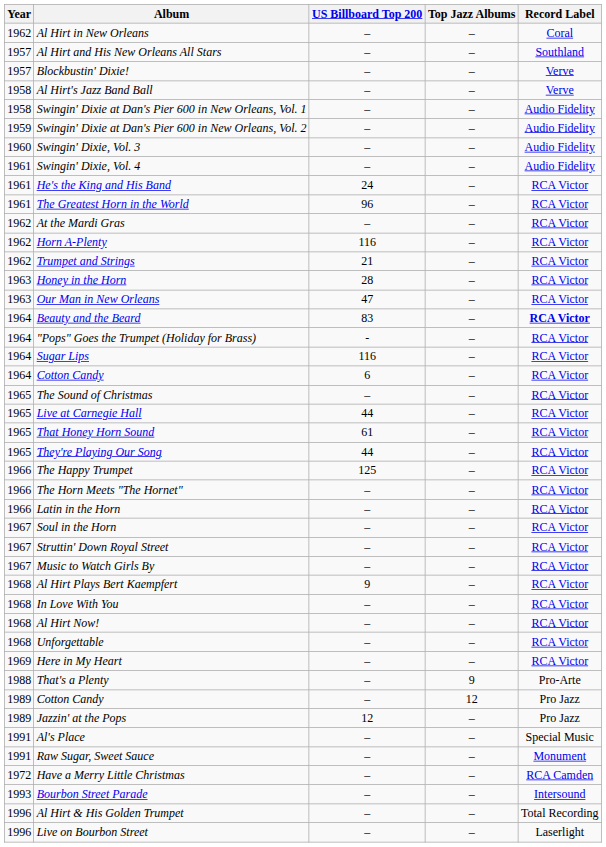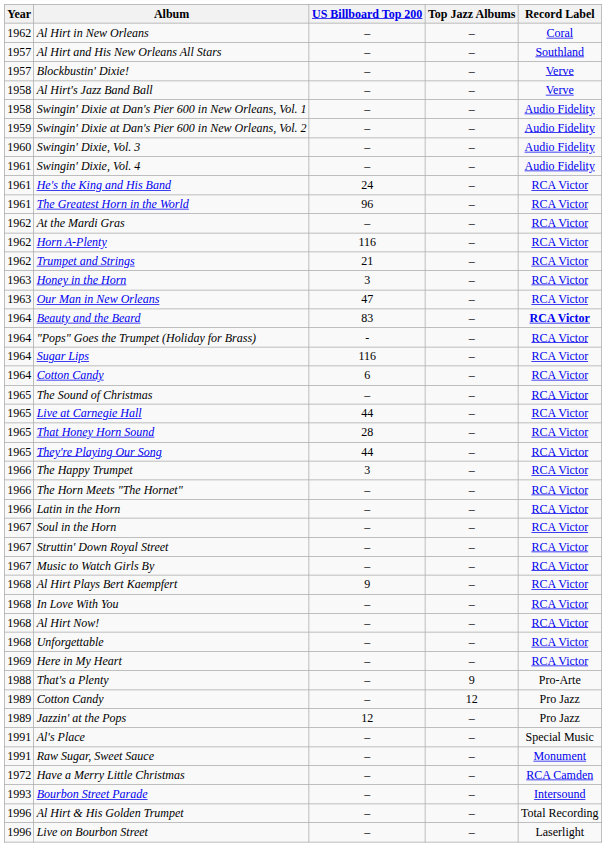(367, 280) 28 -> (367, 280) 3
(367, 432) 61 -> (367, 432) 28
(367, 470) 125 -> (367, 470) 3
